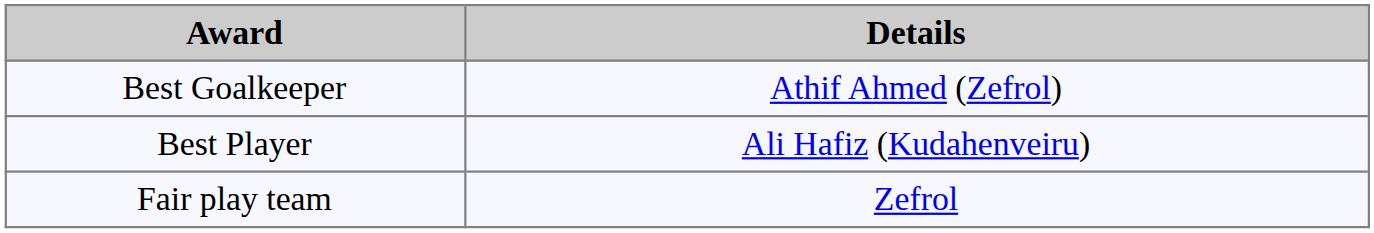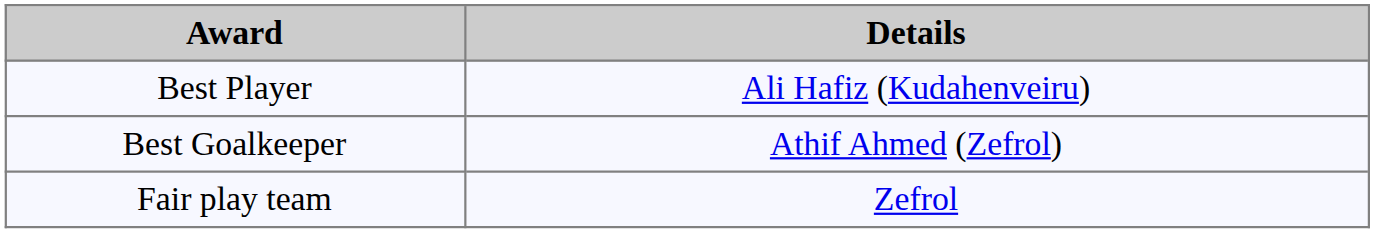rows swapped: (234, 143) <-> (234, 87)
